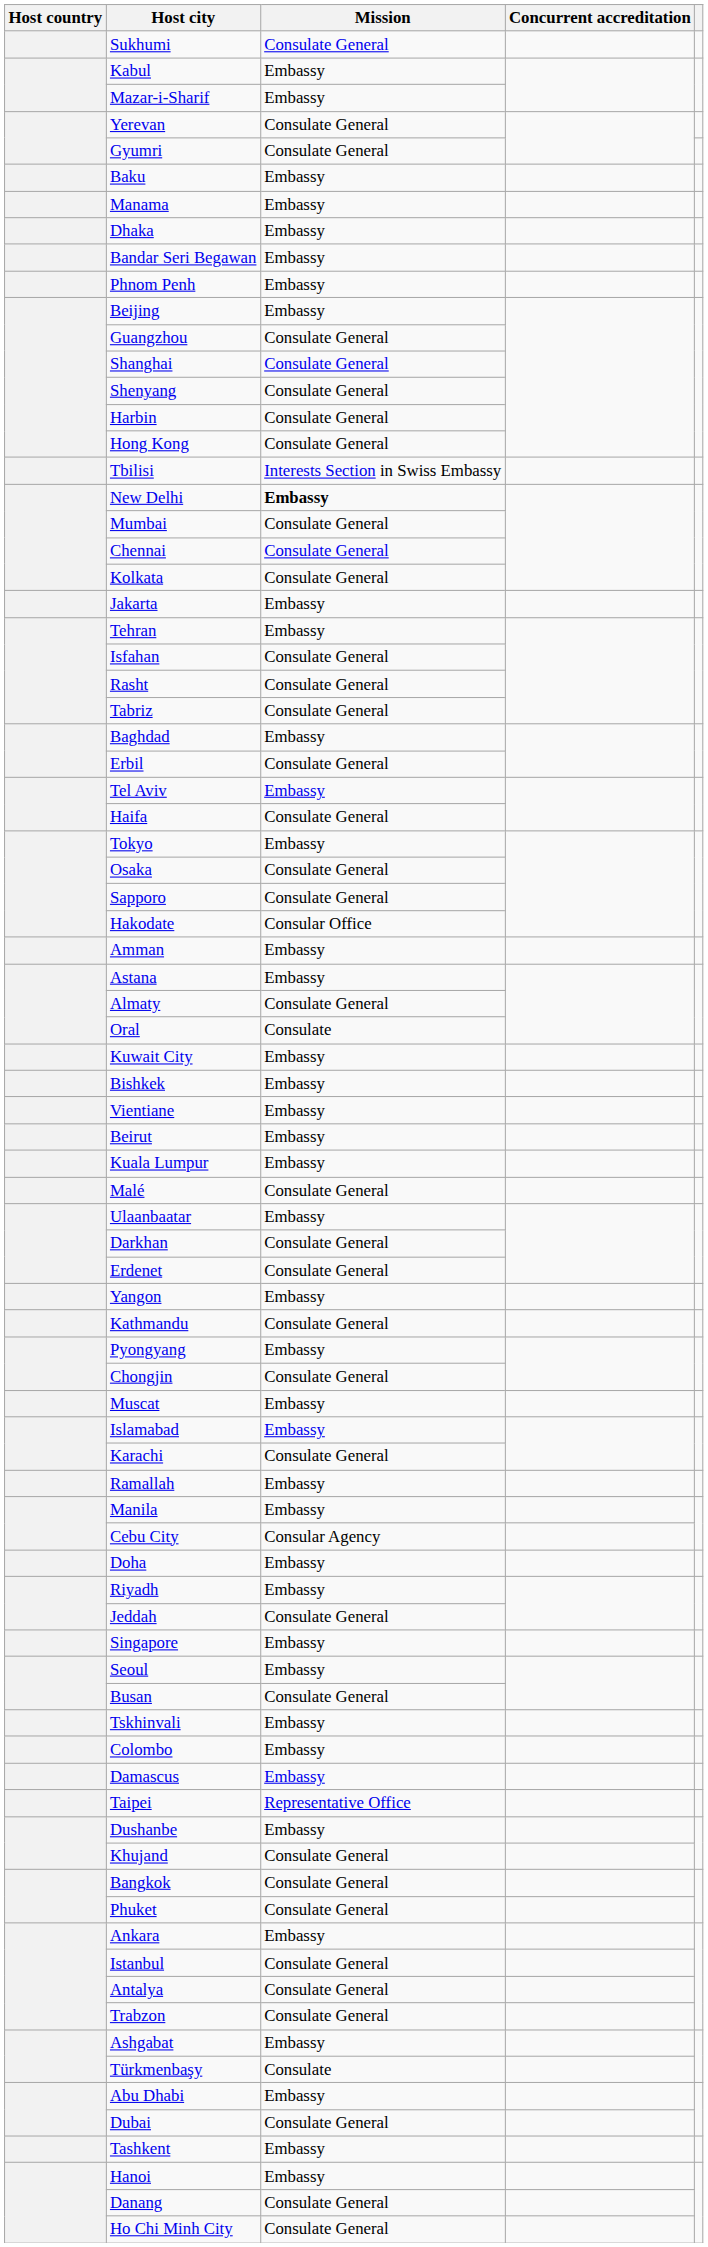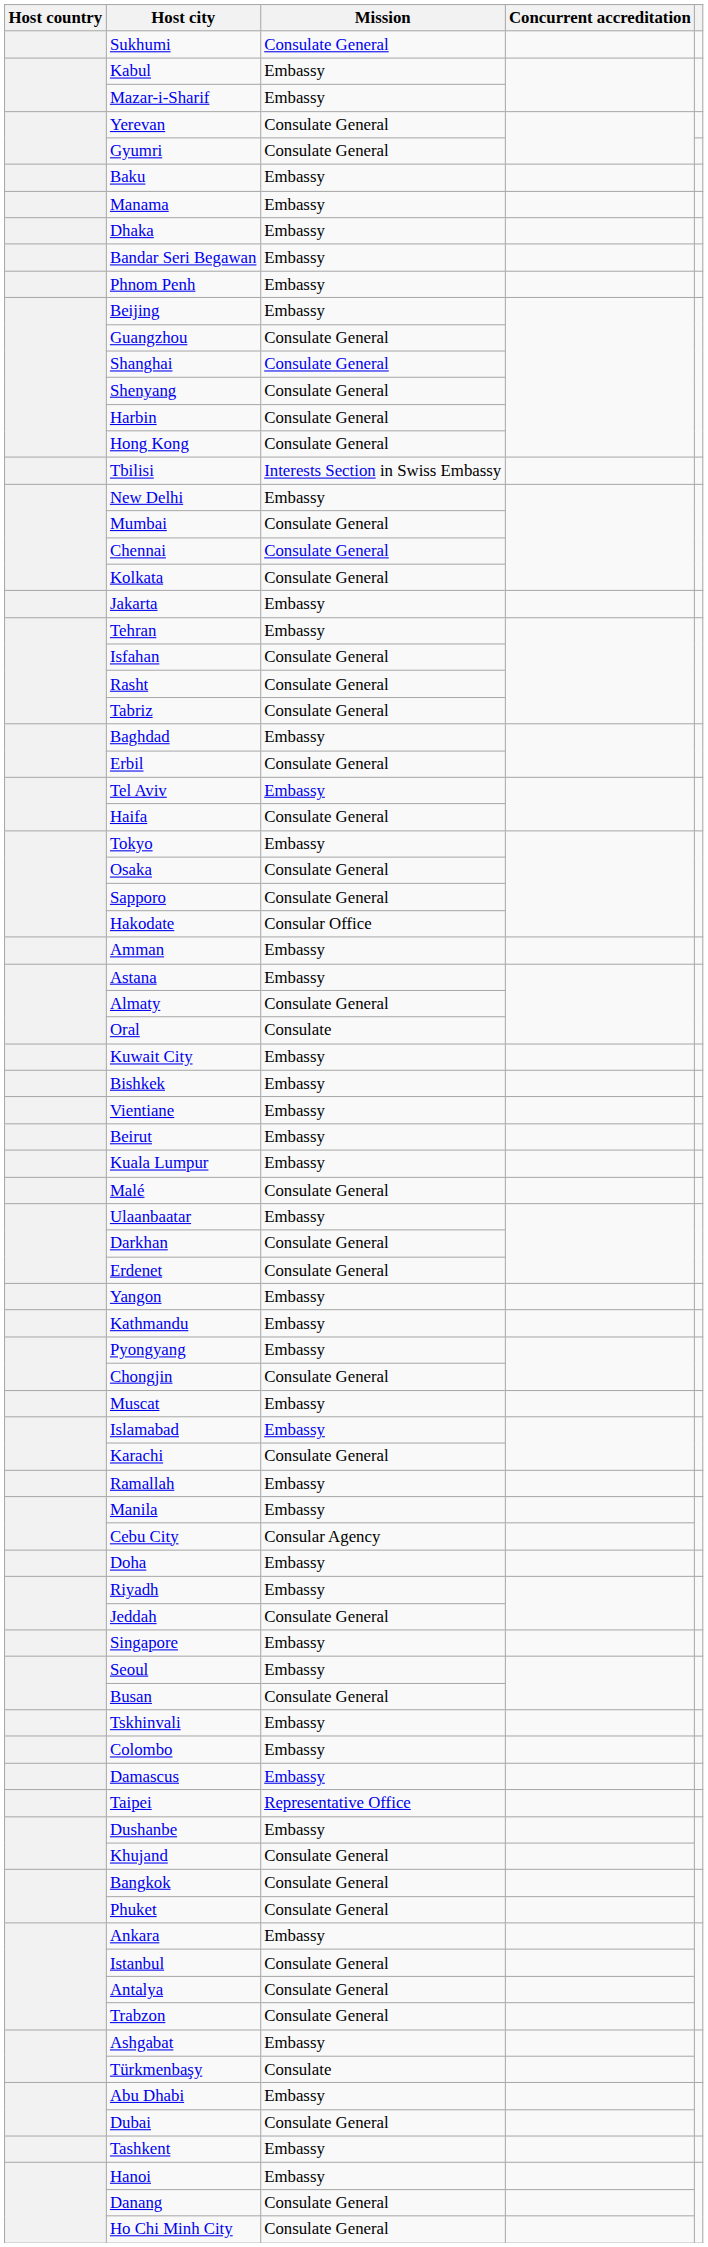(296, 497) bold -> (295, 497) normal
(326, 1323) Consulate General -> (295, 1323) Embassy
